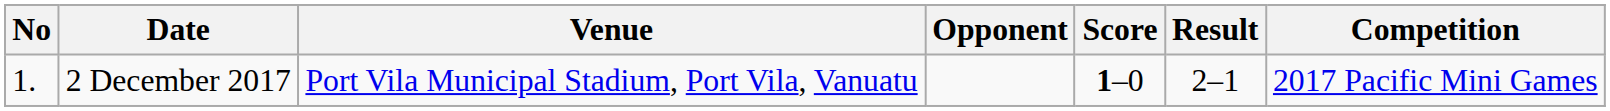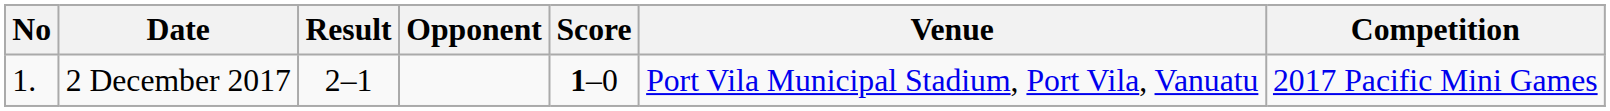columns swapped: (612, 29) <-> (1215, 29)
